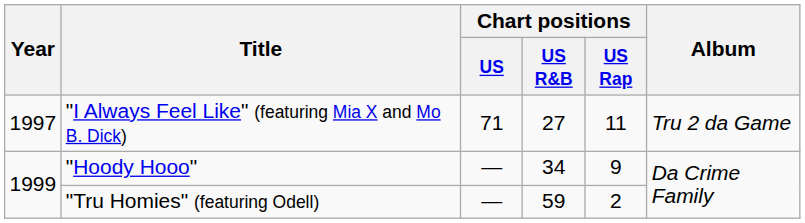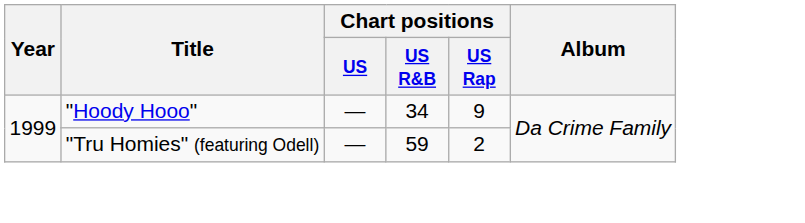- row: (253, 122)
